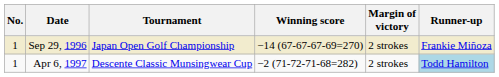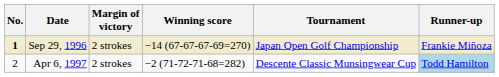columns swapped: (172, 20) <-> (392, 20)
(15, 45) normal -> (15, 45) bold
(15, 63) 1 -> (15, 63) 2
